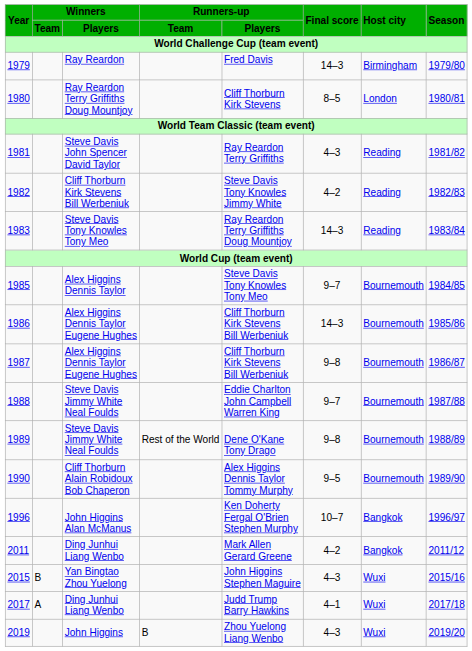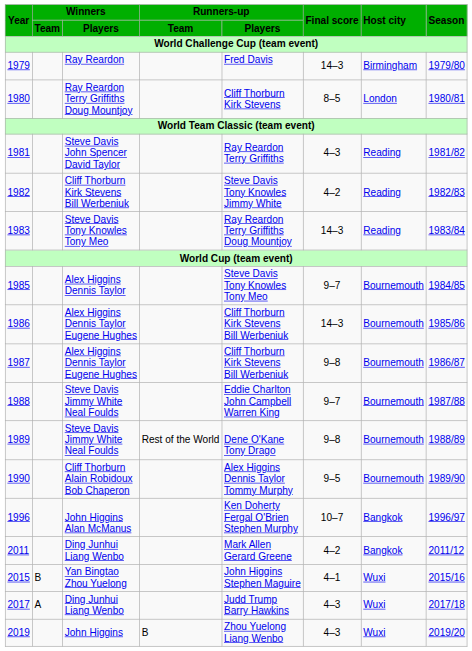(332, 578) 4–3 -> (332, 578) 4–1
(332, 605) 4–1 -> (332, 605) 4–3
